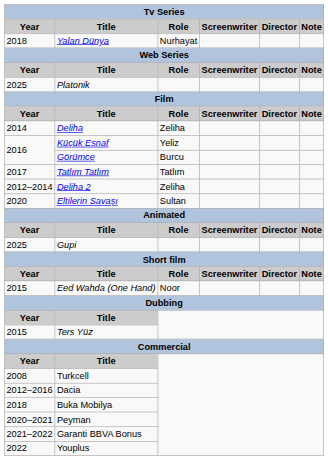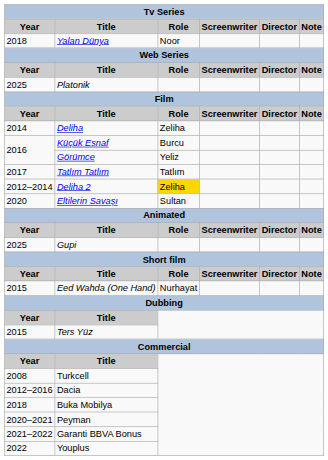(179, 41) Nurhayat -> (170, 41) Noor
(169, 143) Yeliz -> (172, 143) Burcu
(172, 158) Burcu -> (169, 158) Yeliz
(172, 187) no background -> (172, 187) gold background
(170, 289) Noor -> (179, 289) Nurhayat
